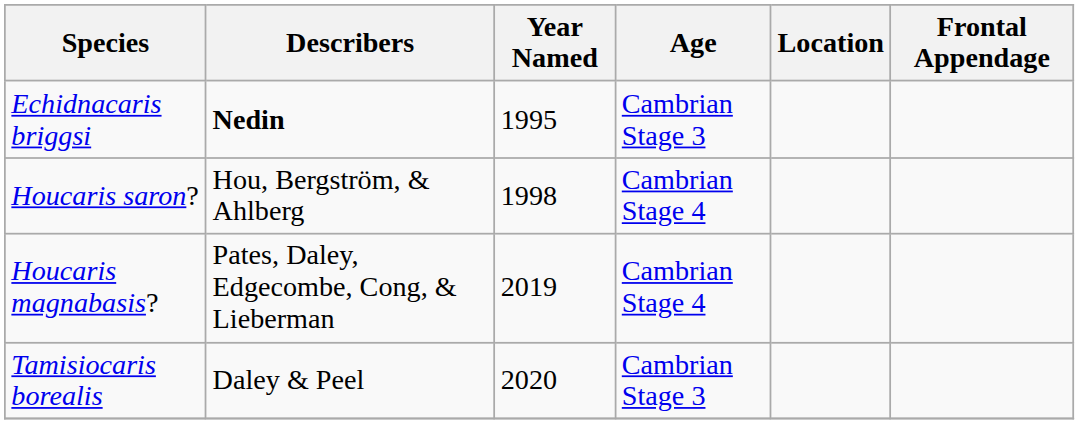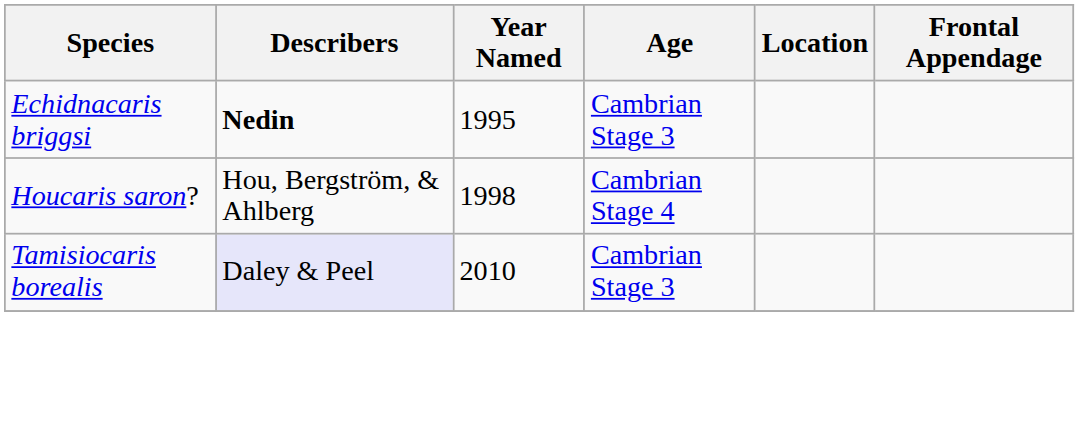- row: (85, 287)
(288, 379) no background -> (298, 271) lavender background
(529, 379) 2020 -> (488, 271) 2010
